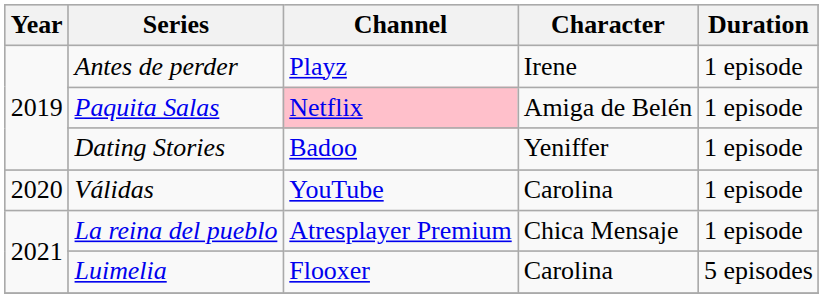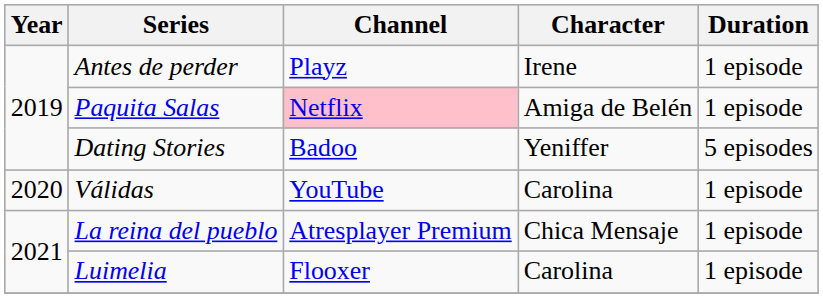(753, 148) 1 episode -> (758, 148) 5 episodes
(758, 271) 5 episodes -> (753, 271) 1 episode
